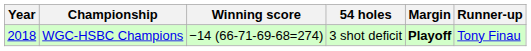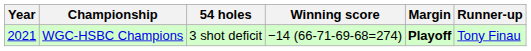columns swapped: (366, 14) <-> (256, 14)
(22, 35) 2018 -> (22, 35) 2021
